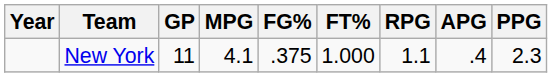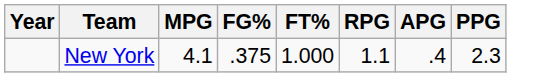- column: (180, 22)
